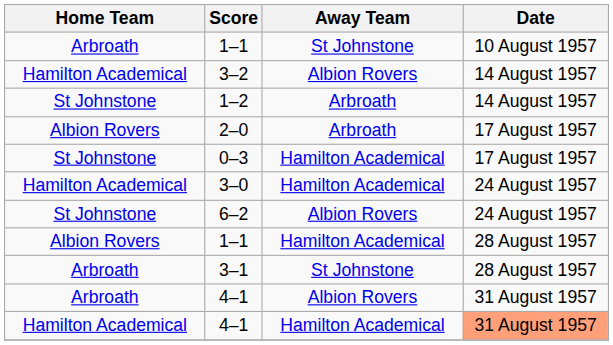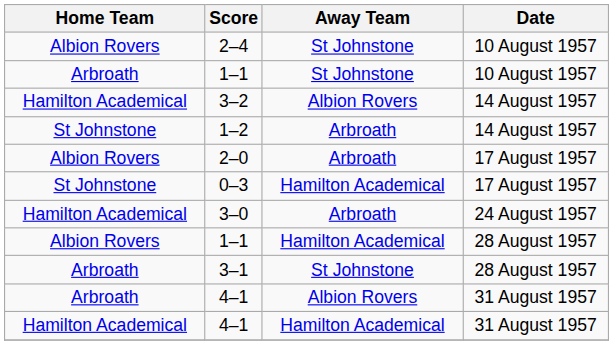+ row: (105, 46)
(362, 185) Hamilton Academical -> (362, 213) Arbroath
- row: (105, 213)
(536, 325) lightsalmon background -> (536, 325) no background
